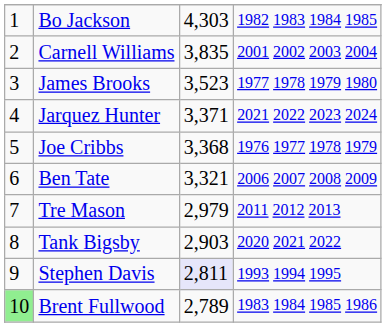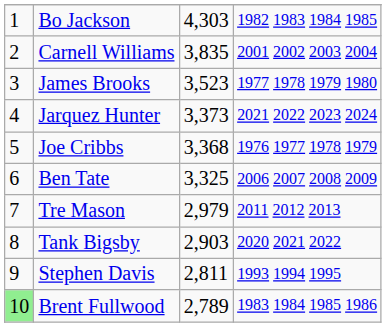(206, 115) 3,371 -> (206, 115) 3,373
(206, 178) 3,321 -> (206, 178) 3,325
(206, 274) lavender background -> (206, 274) no background
